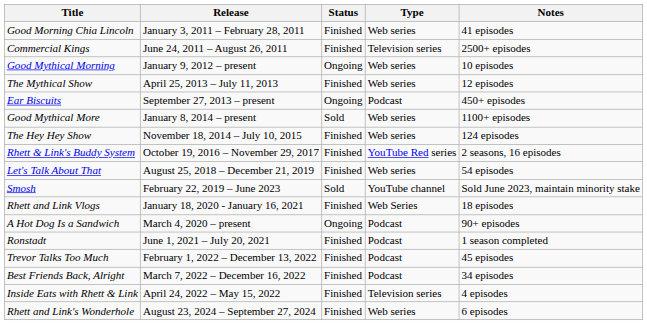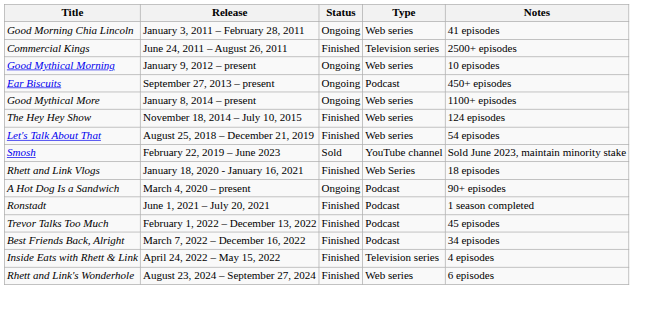(343, 30) Finished -> (341, 30) Ongoing
- row: (50, 83)
(334, 118) Sold -> (341, 100) Ongoing
- row: (71, 153)
